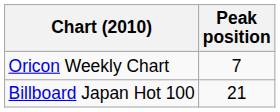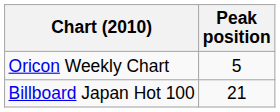(237, 65) 7 -> (237, 65) 5
